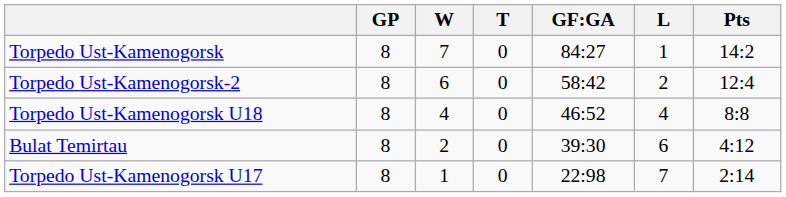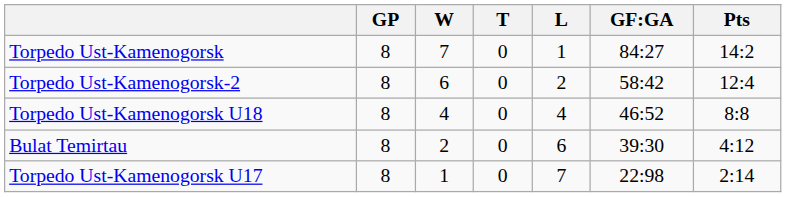columns swapped: (664, 20) <-> (583, 20)
